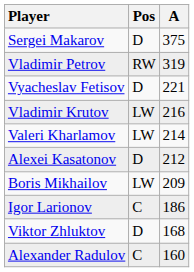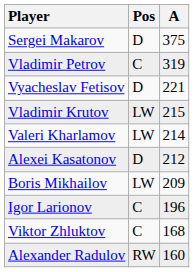(144, 64) RW -> (137, 64) C
(174, 111) 216 -> (174, 111) 215
(174, 207) 186 -> (174, 207) 196
(138, 231) D -> (137, 231) C
(137, 254) C -> (144, 254) RW
